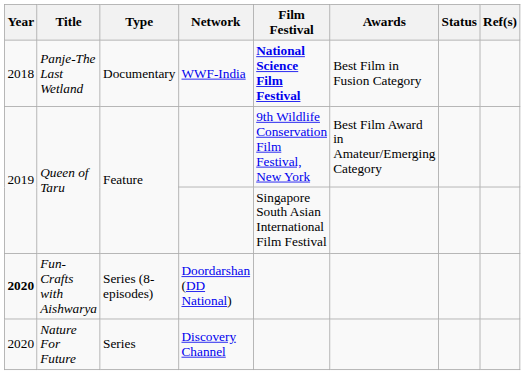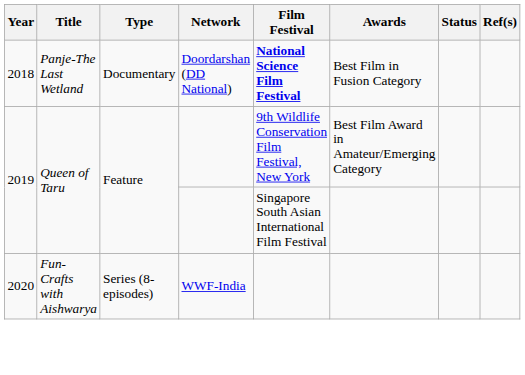(214, 73) WWF-India -> (216, 73) Doordarshan (DD National)
(21, 286) bold -> (21, 286) normal
(216, 286) Doordarshan (DD National) -> (214, 286) WWF-India
- row: (58, 344)
